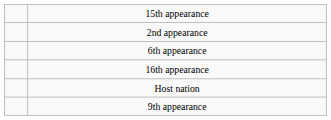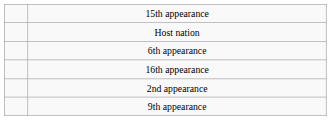rows swapped: (177, 33) <-> (177, 88)
